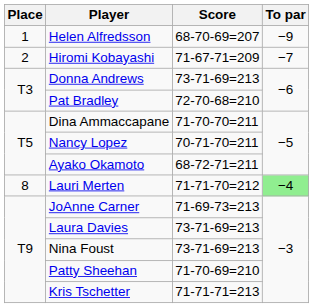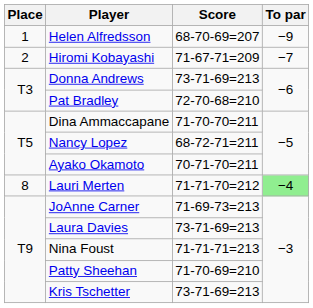(217, 143) 70-71-70=211 -> (217, 143) 68-72-71=211
(217, 164) 68-72-71=211 -> (217, 164) 70-71-70=211
(217, 249) 73-71-69=213 -> (217, 249) 71-71-71=213
(217, 292) 71-71-71=213 -> (217, 292) 73-71-69=213
